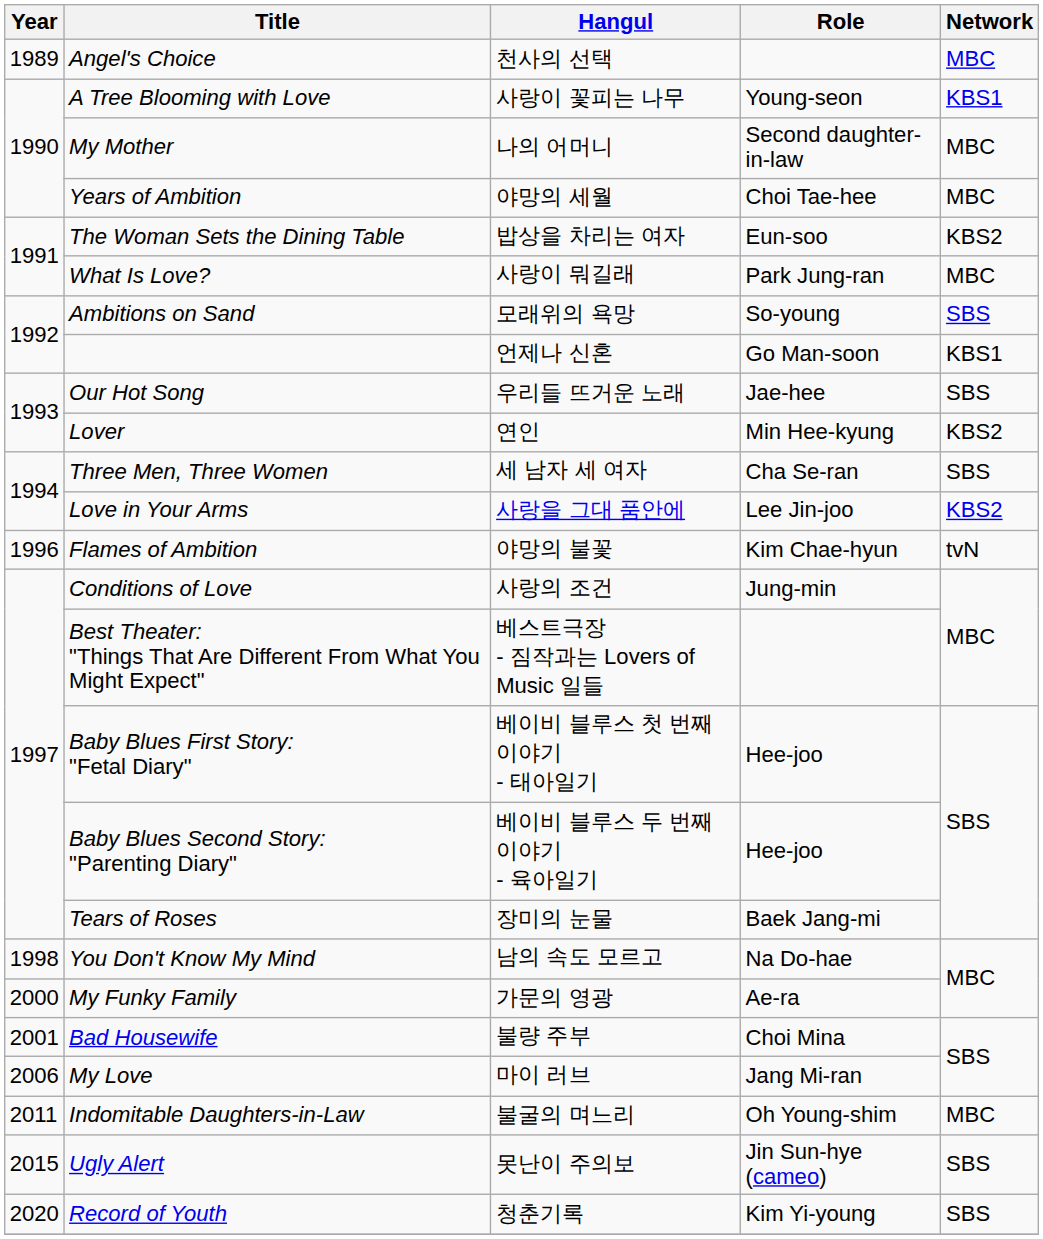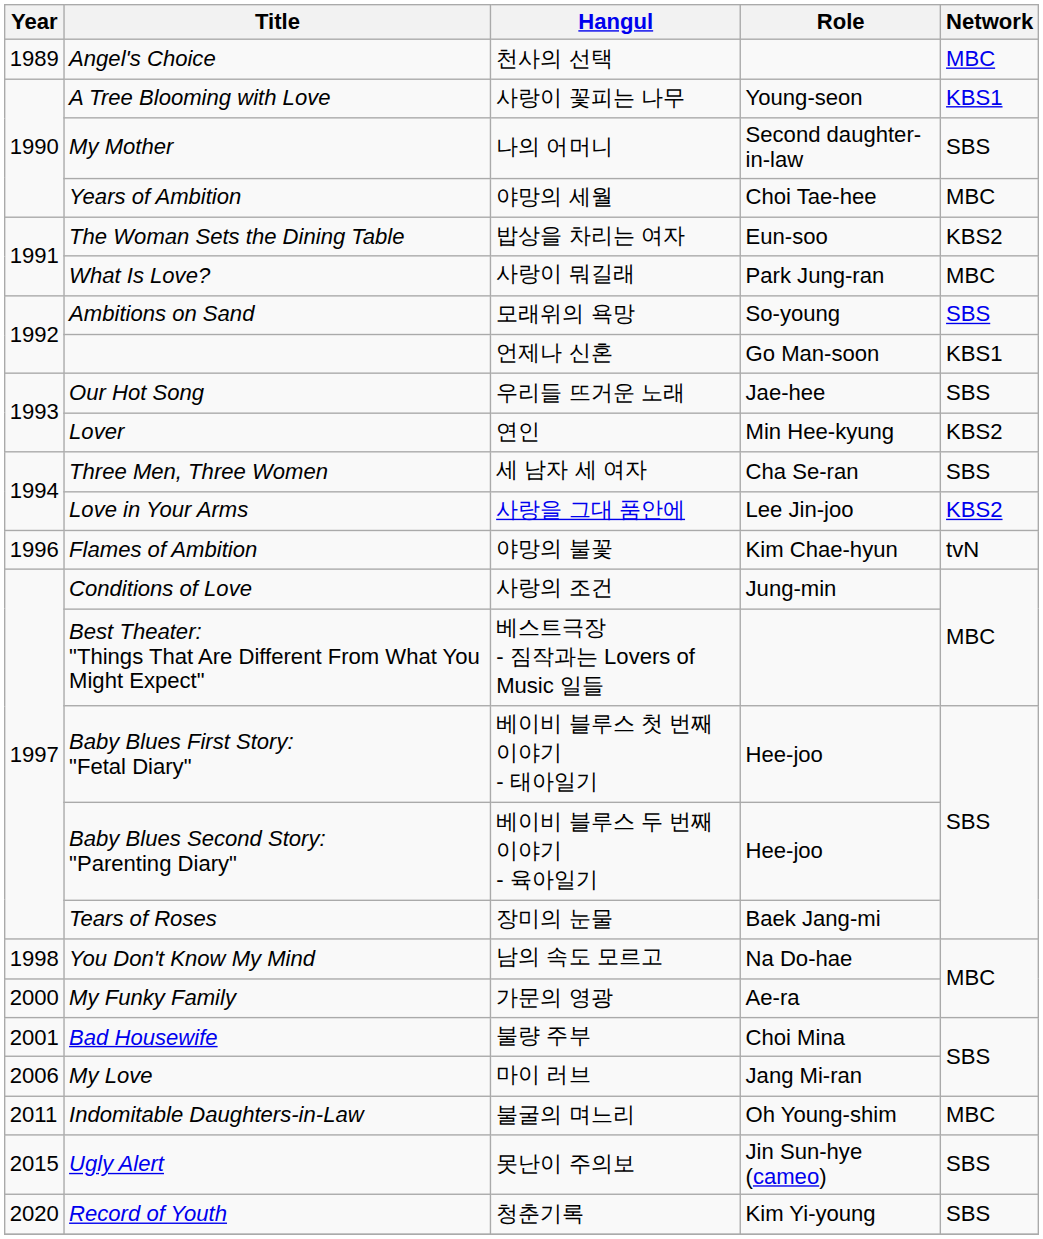(971, 147) MBC -> (968, 147) SBS
